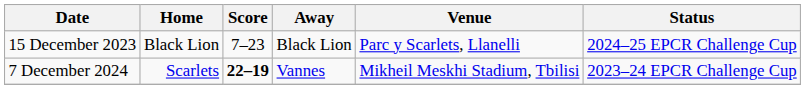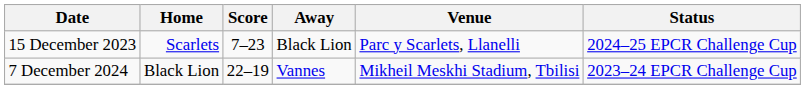(182, 44) Black Lion -> (192, 44) Scarlets
(192, 71) Scarlets -> (182, 71) Black Lion
(248, 71) bold -> (248, 71) normal
